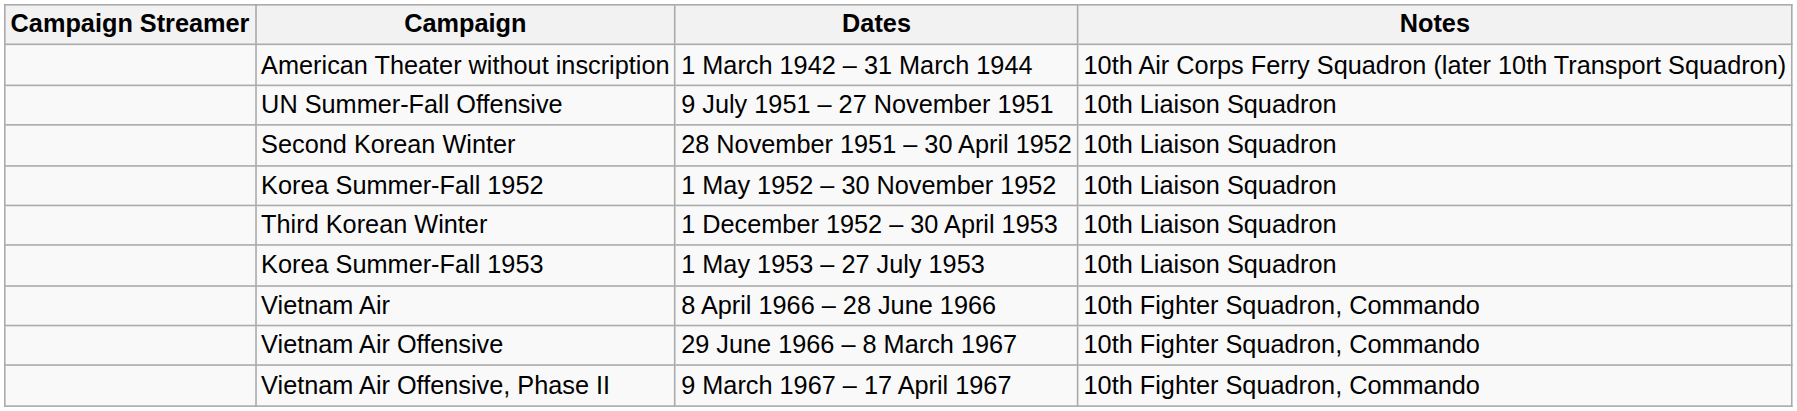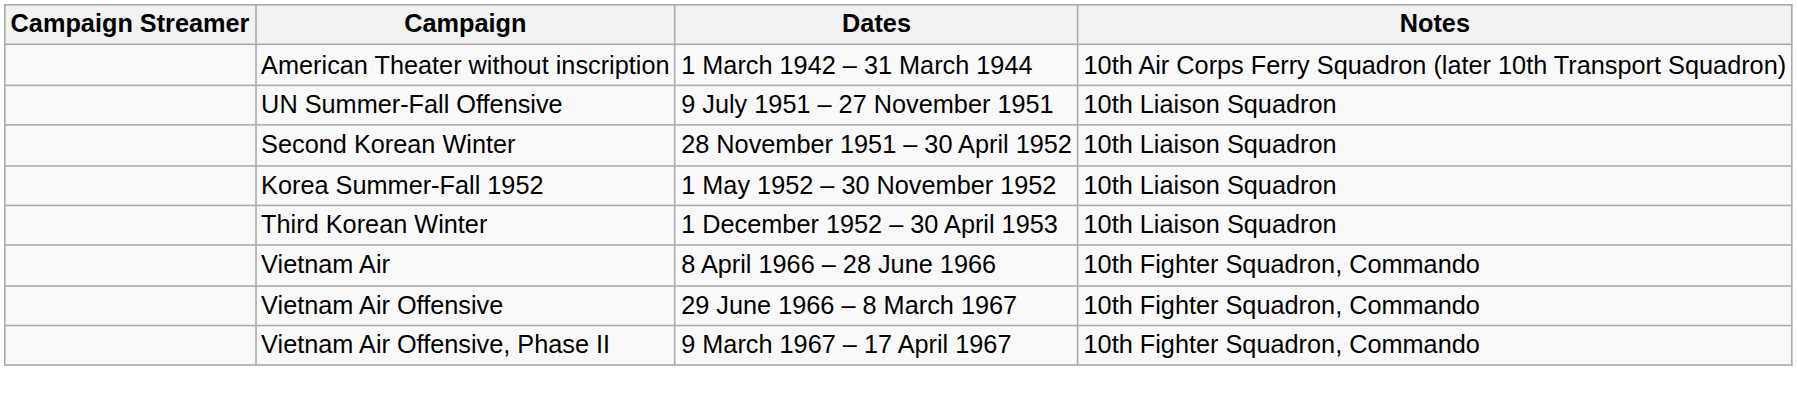- row: (402, 265)
